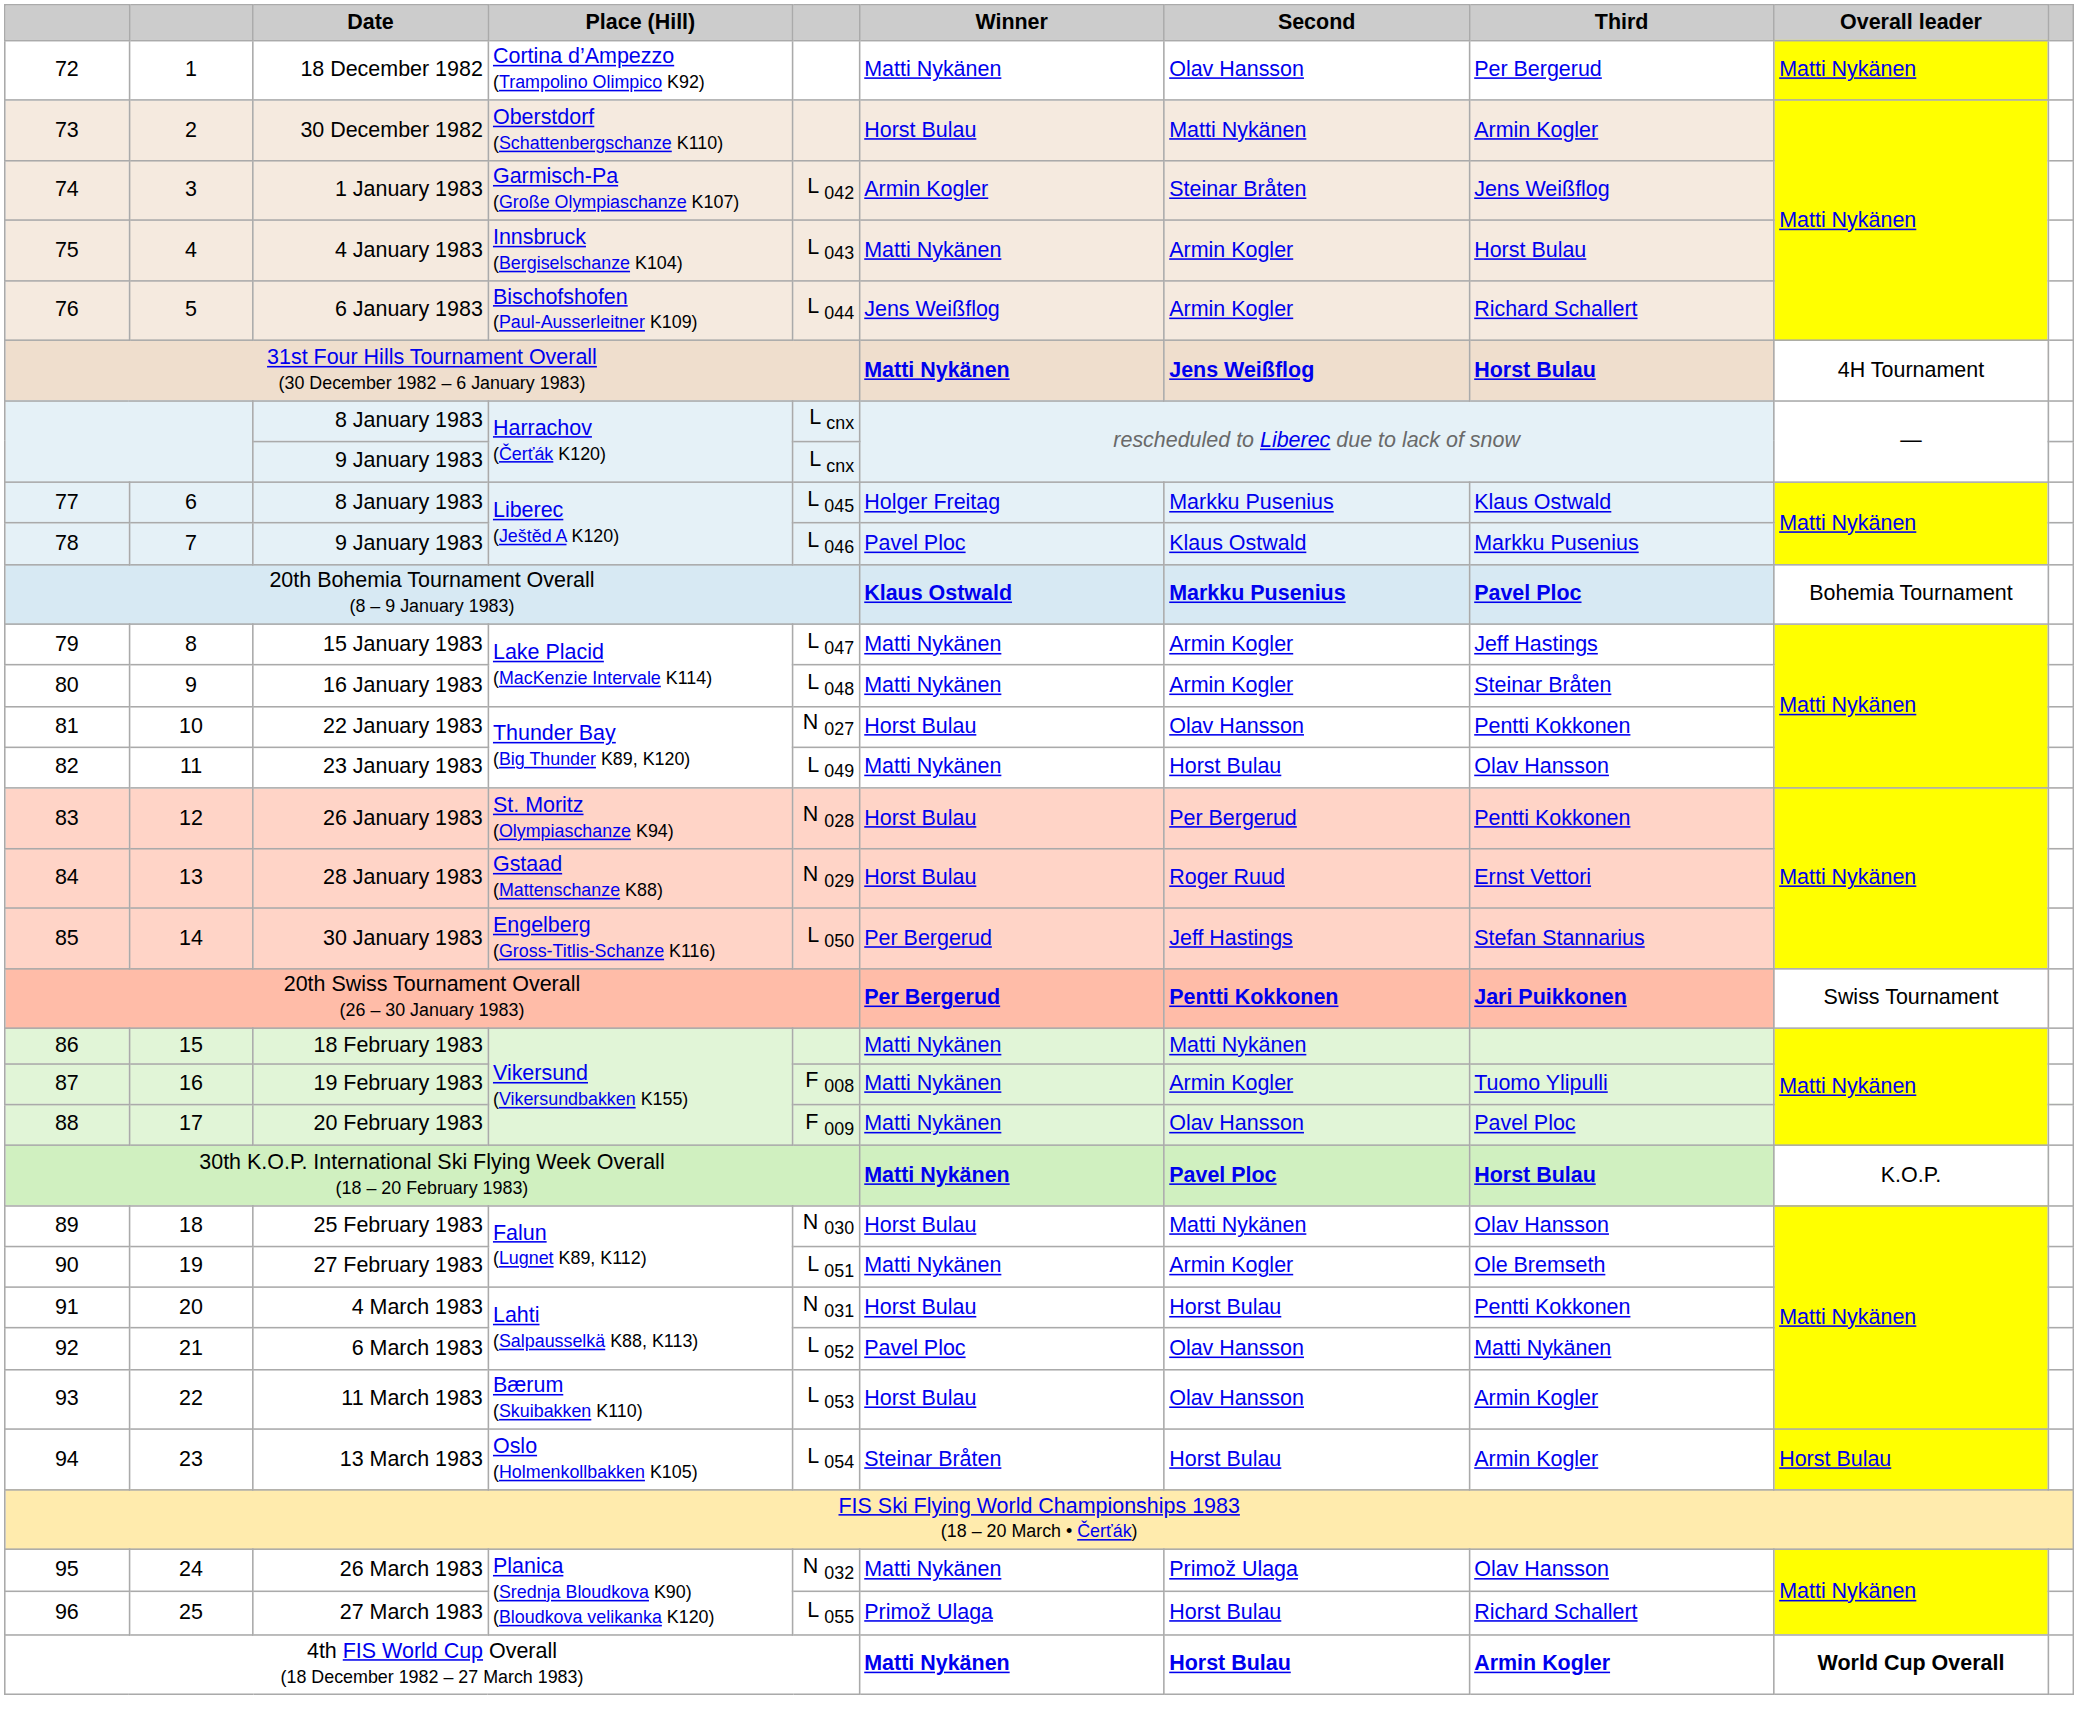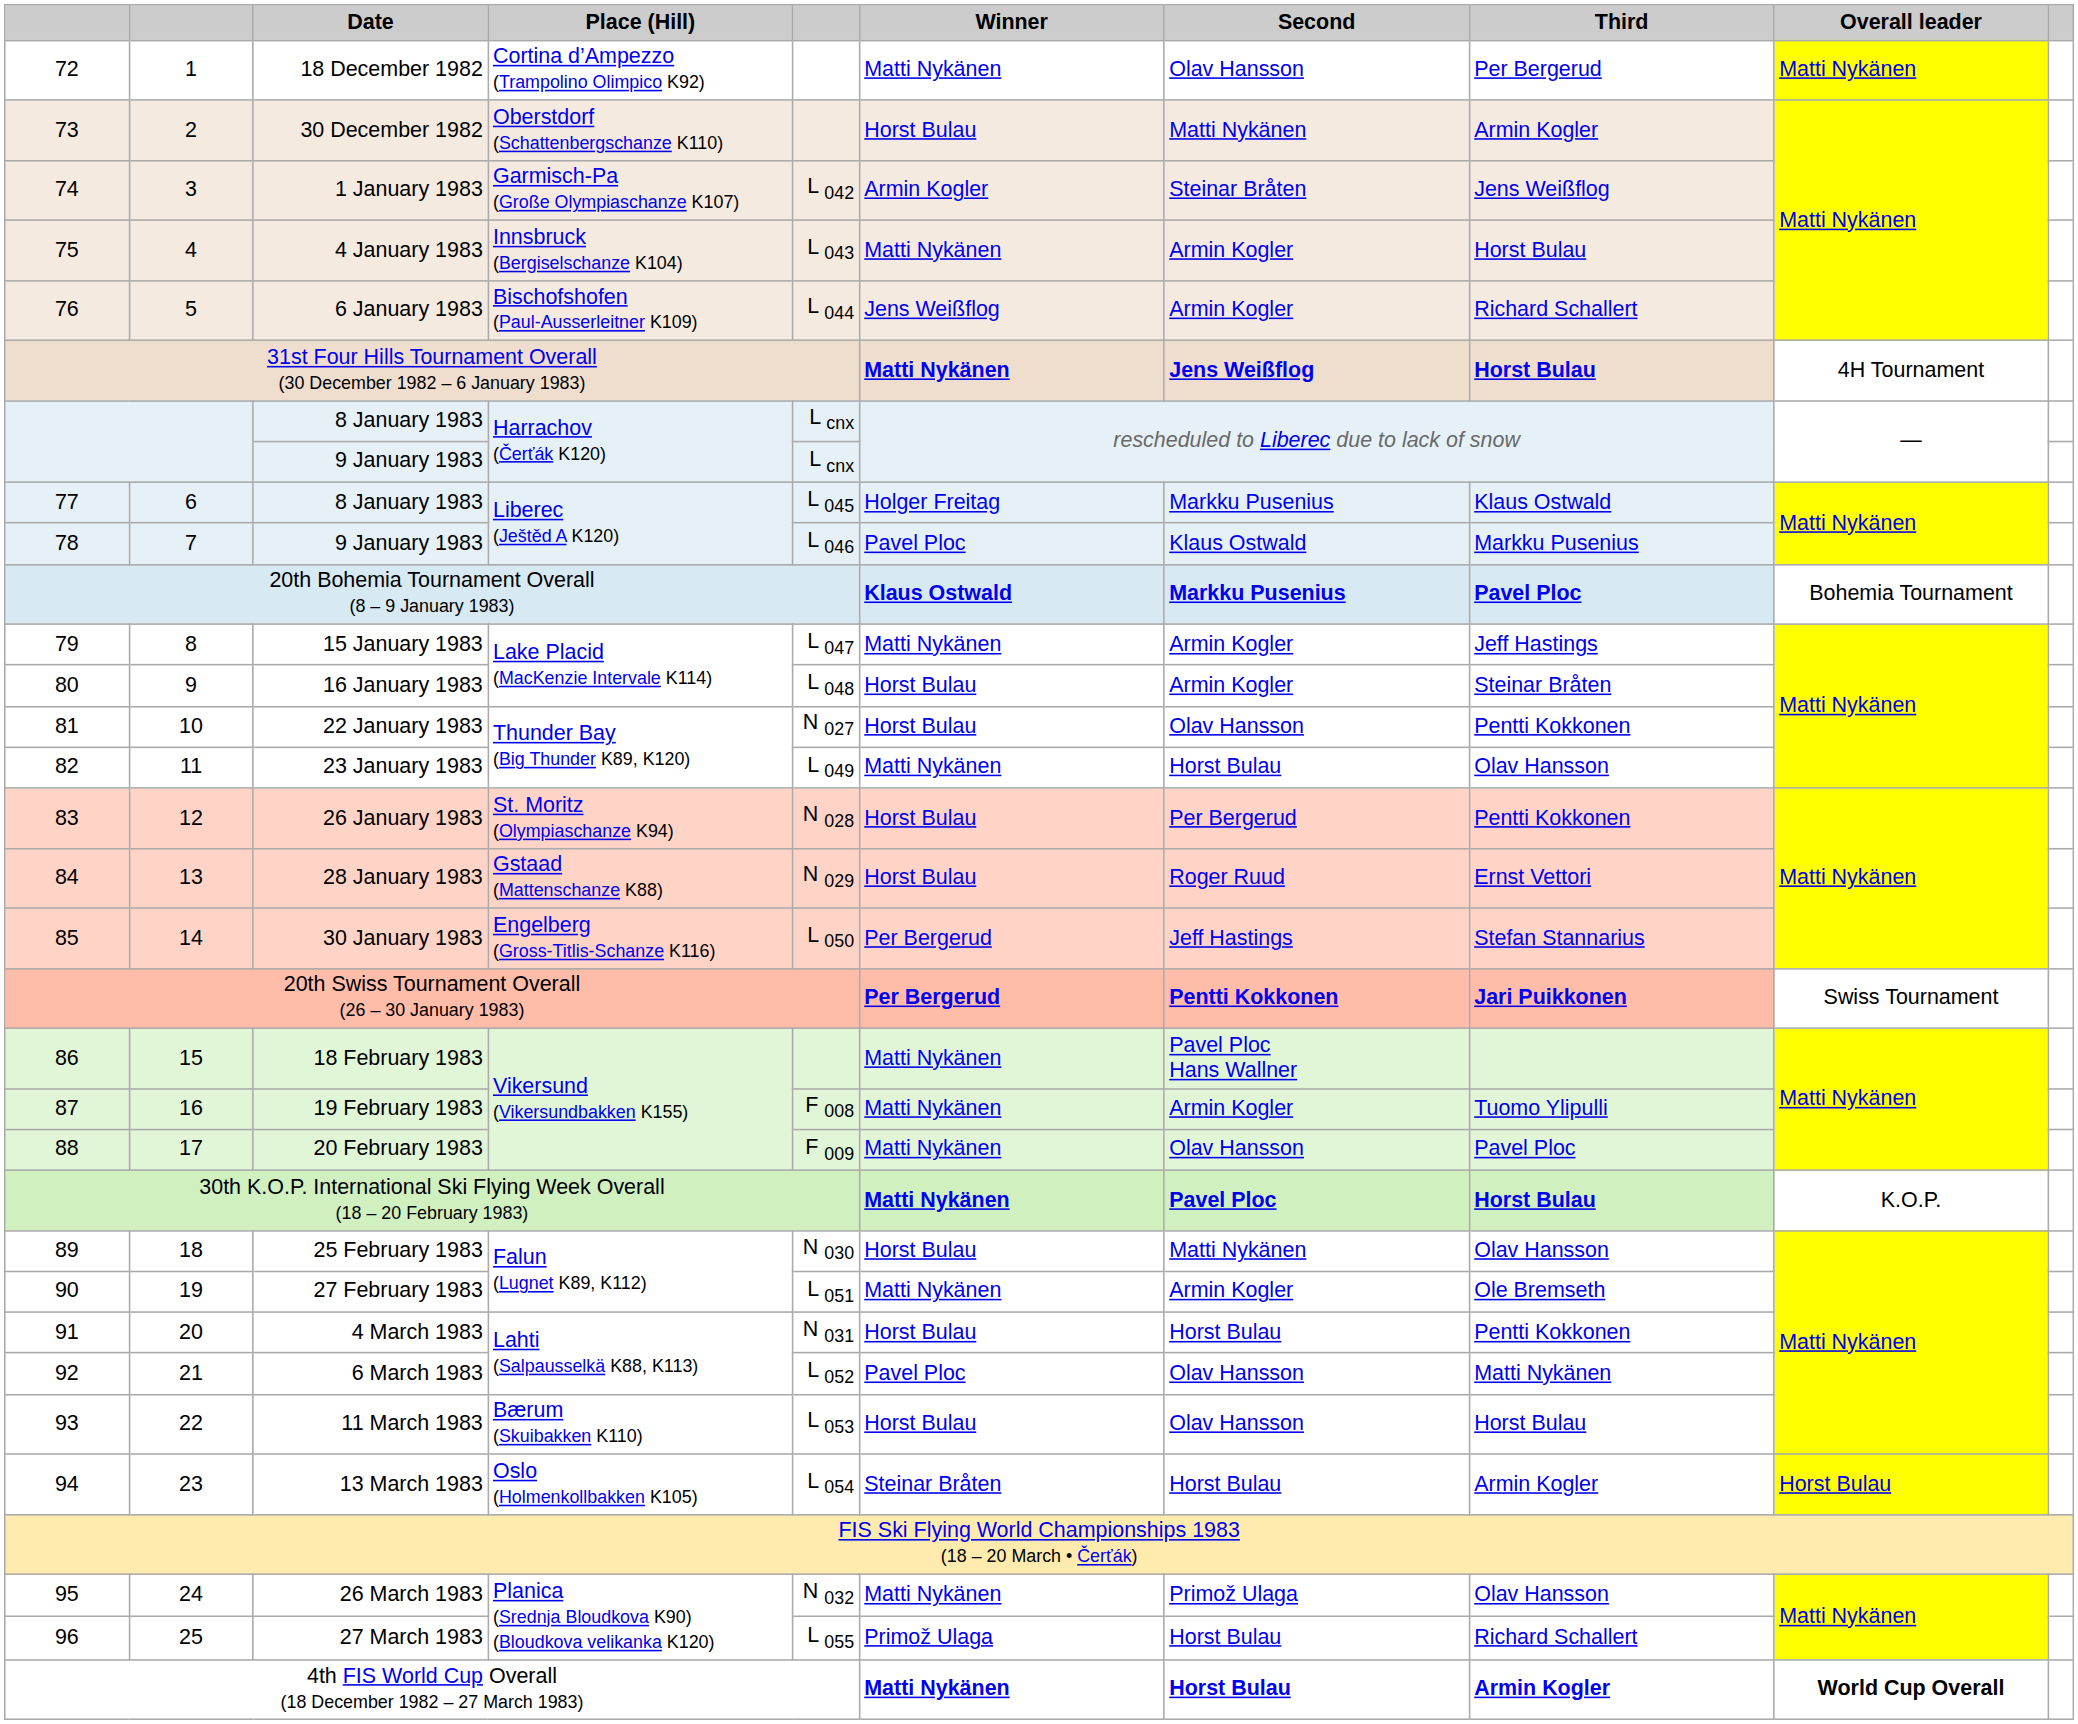(933, 684) Matti Nykänen -> (920, 684) Horst Bulau
(1238, 1045) Matti Nykänen -> (1233, 1057) Pavel Ploc Hans Wallner
(1536, 1398) Armin Kogler -> (1530, 1423) Horst Bulau
